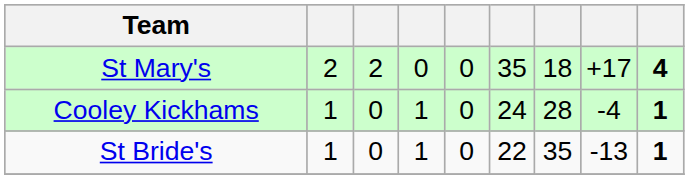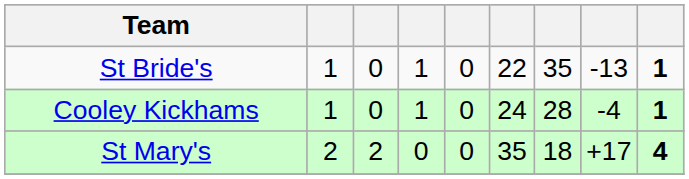rows swapped: (156, 67) <-> (156, 151)
